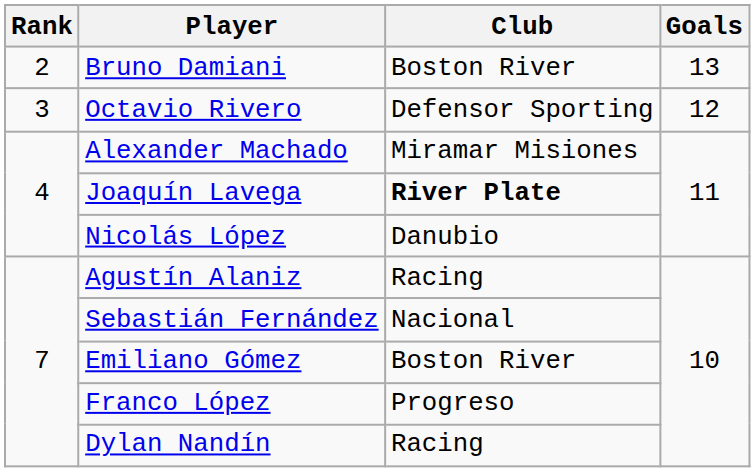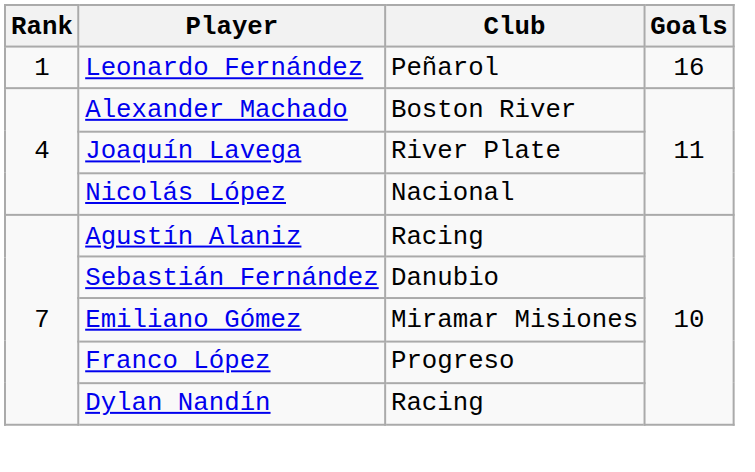+ row: (224, 68)
- row: (186, 68)
- row: (193, 110)
(515, 152) Miramar Misiones -> (484, 110) Boston River
(476, 194) bold -> (476, 152) normal
(445, 236) Danubio -> (453, 194) Nacional
(453, 320) Nacional -> (445, 278) Danubio
(484, 362) Boston River -> (515, 320) Miramar Misiones
